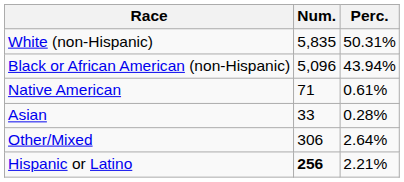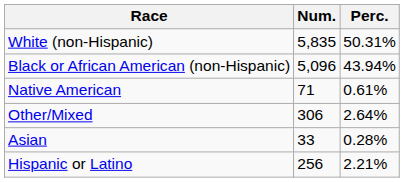rows swapped: (27, 115) <-> (50, 139)
(310, 164) bold -> (310, 164) normal
